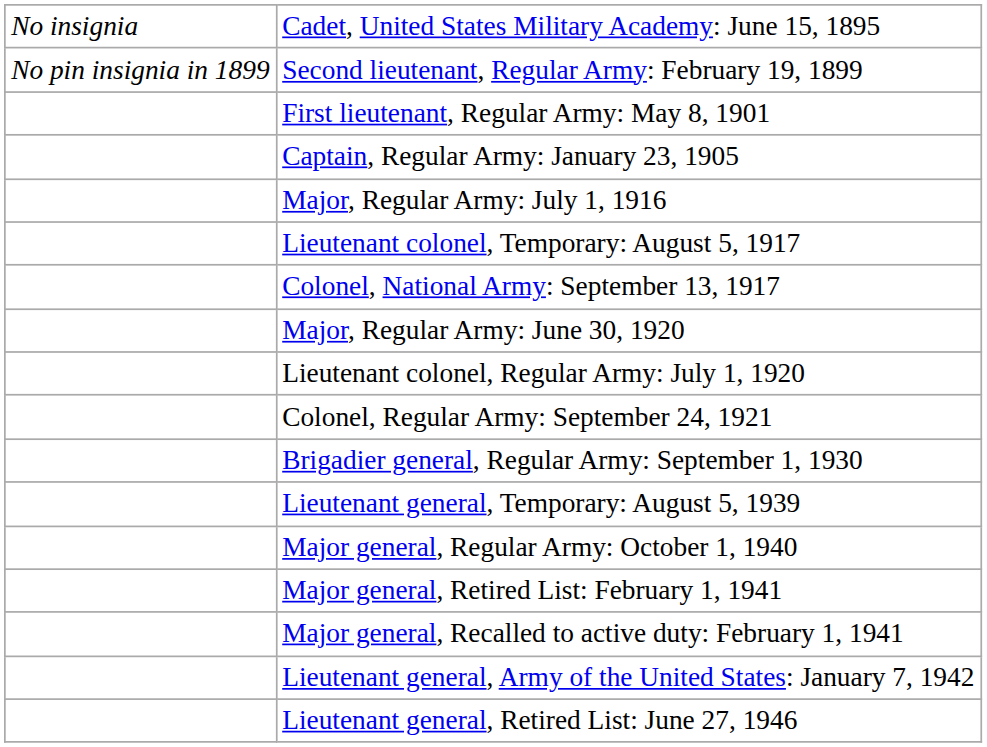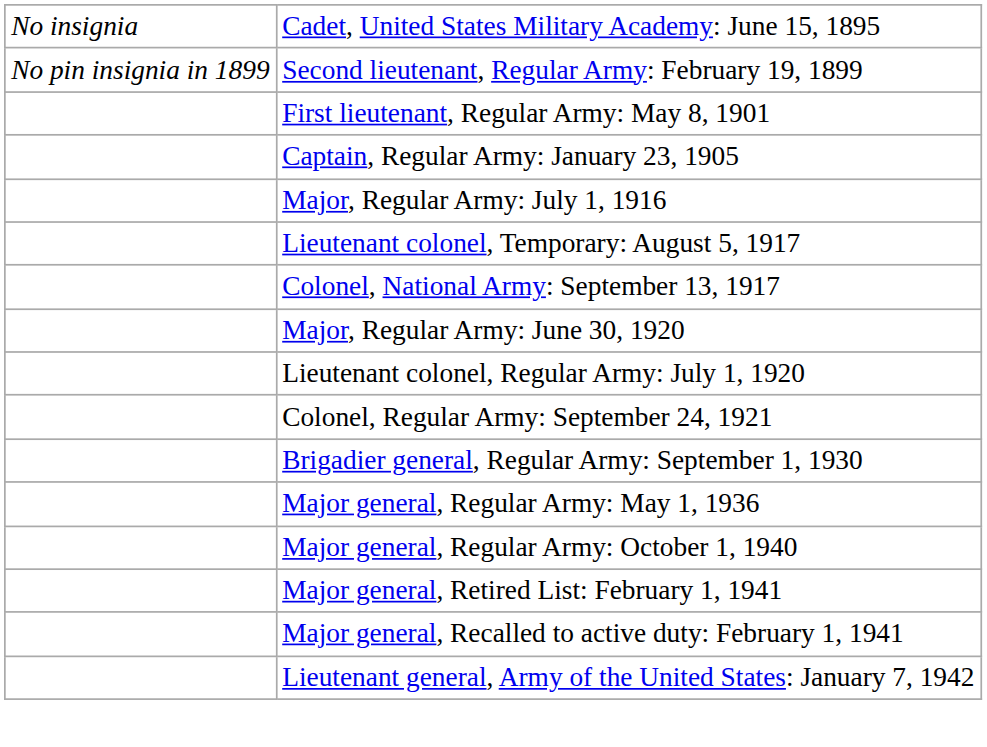+ row: (521, 503)
- row: (541, 503)
- row: (540, 720)
